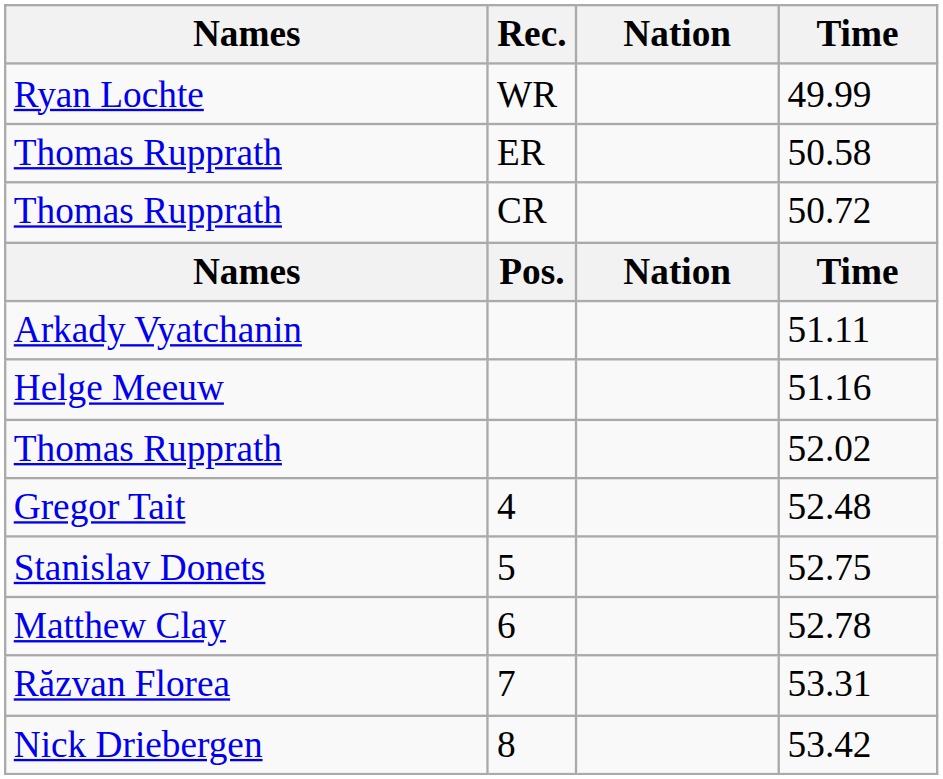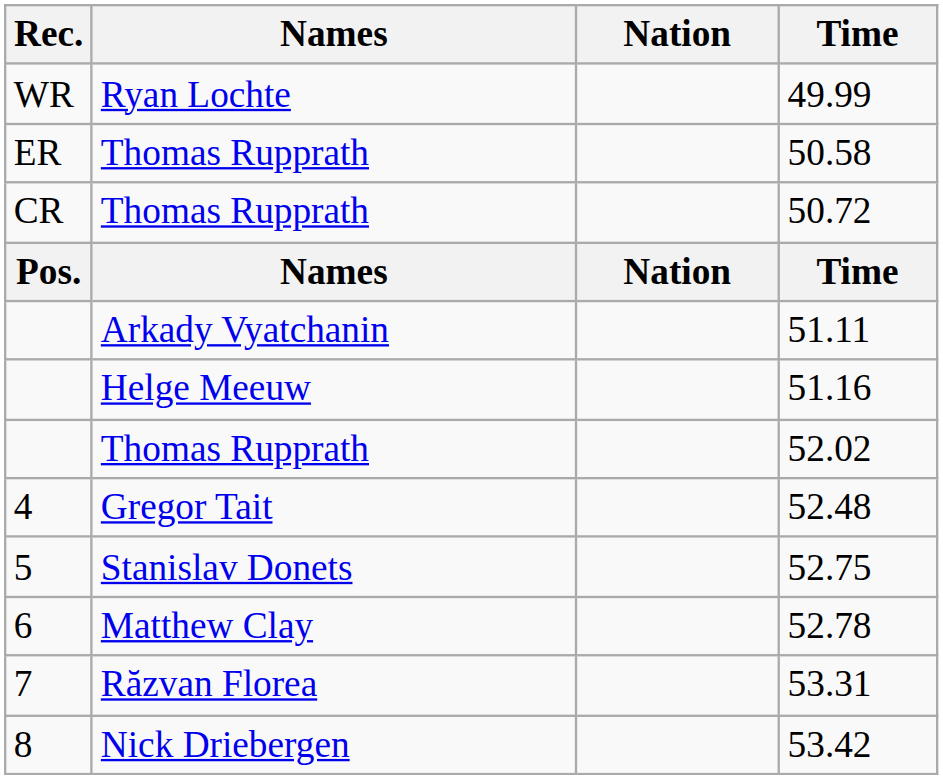columns swapped: (532, 34) <-> (247, 34)
